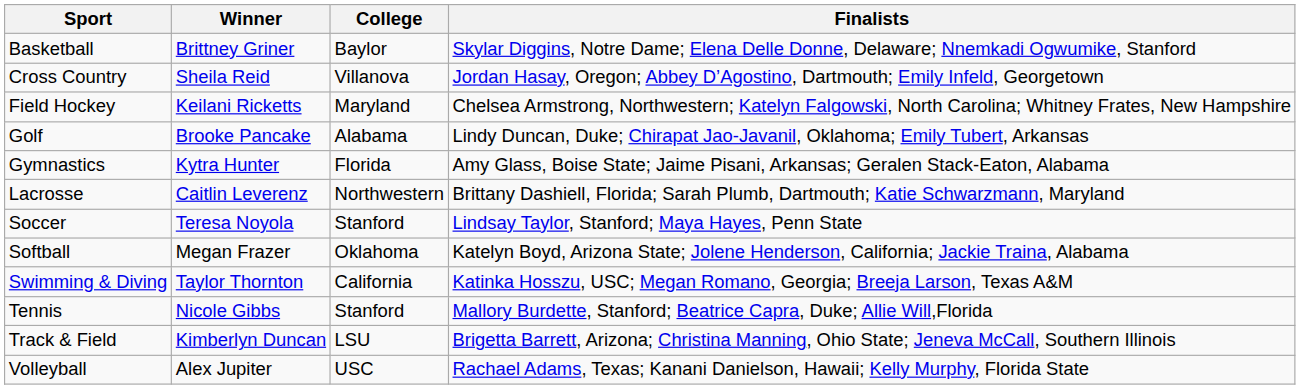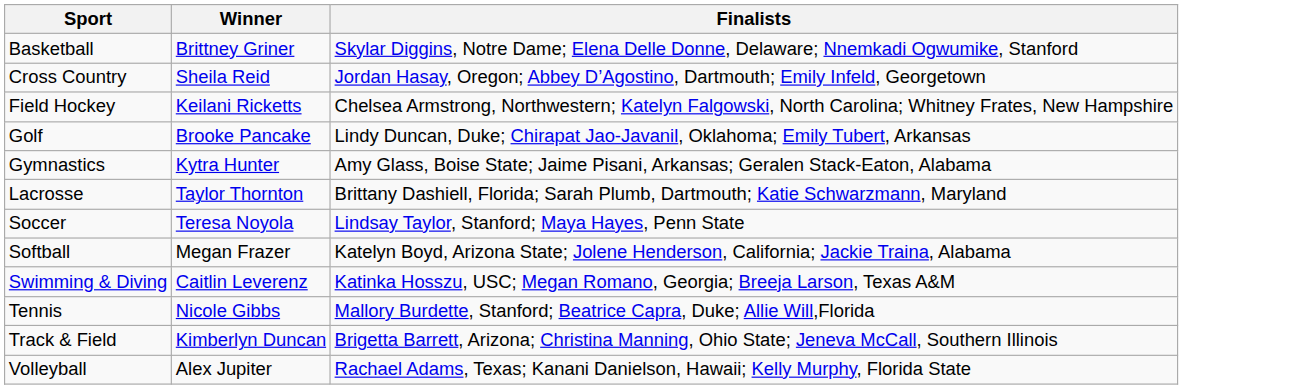- column: (389, 19)
(242, 194) Caitlin Leverenz -> (240, 194) Taylor Thornton
(240, 281) Taylor Thornton -> (242, 281) Caitlin Leverenz
